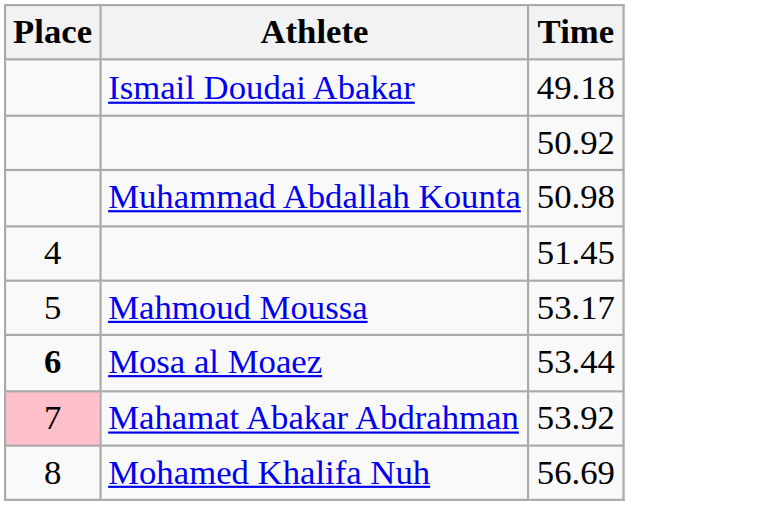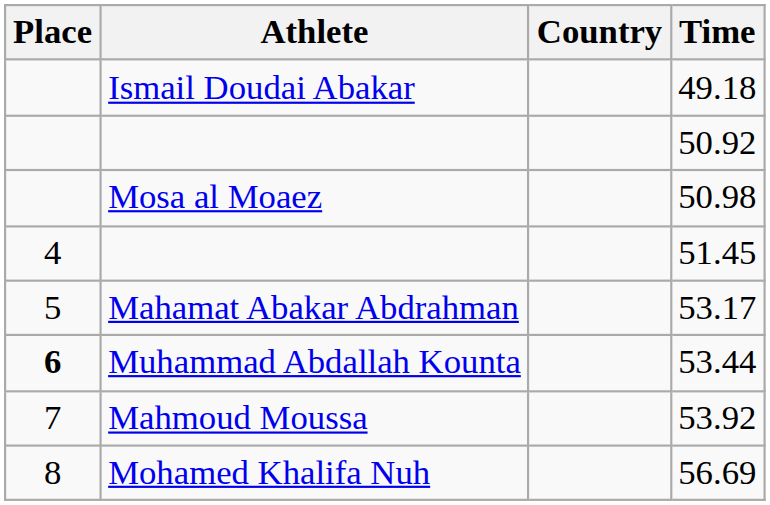+ column: (600, 32)
(314, 197) Muhammad Abdallah Kounta -> (215, 197) Mosa al Moaez
(238, 307) Mahmoud Moussa -> (313, 307) Mahamat Abakar Abdrahman
(215, 362) Mosa al Moaez -> (314, 362) Muhammad Abdallah Kounta
(53, 417) pink background -> (53, 417) no background
(313, 417) Mahamat Abakar Abdrahman -> (238, 417) Mahmoud Moussa
